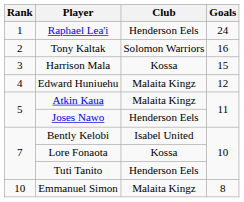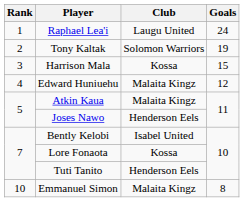(164, 30) Henderson Eels -> (164, 30) Laugu United
(223, 48) 16 -> (223, 48) 19
